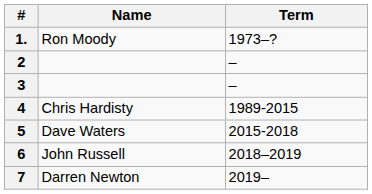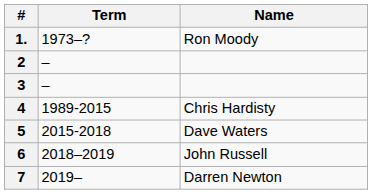columns swapped: (132, 16) <-> (296, 16)
